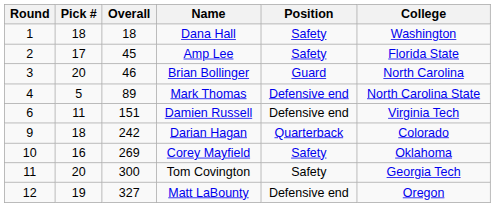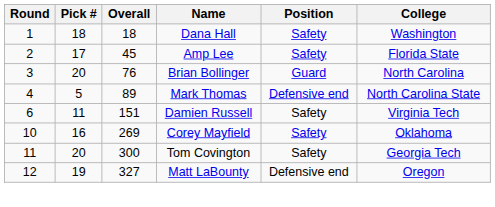(129, 73) 46 -> (129, 73) 76
(309, 113) Defensive end -> (309, 113) Safety
- row: (208, 133)
